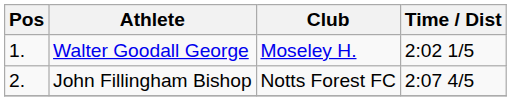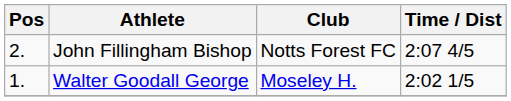rows swapped: (151, 50) <-> (152, 80)
